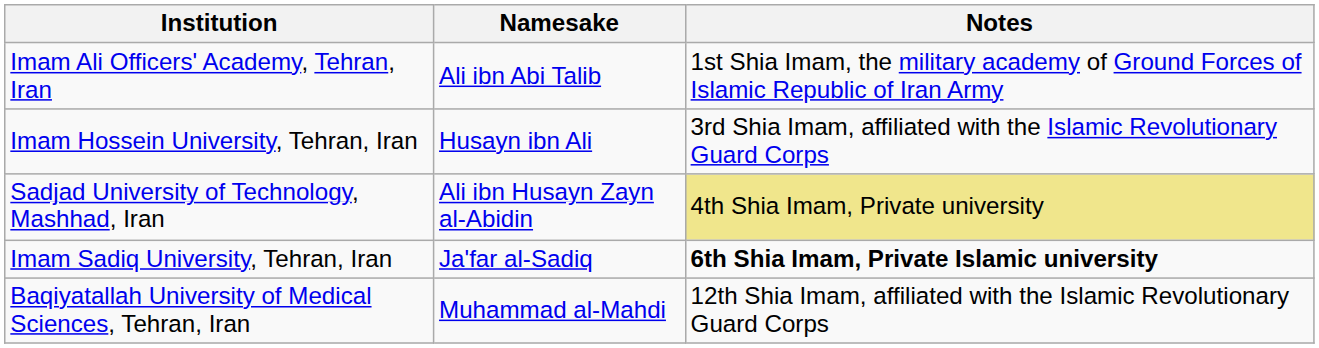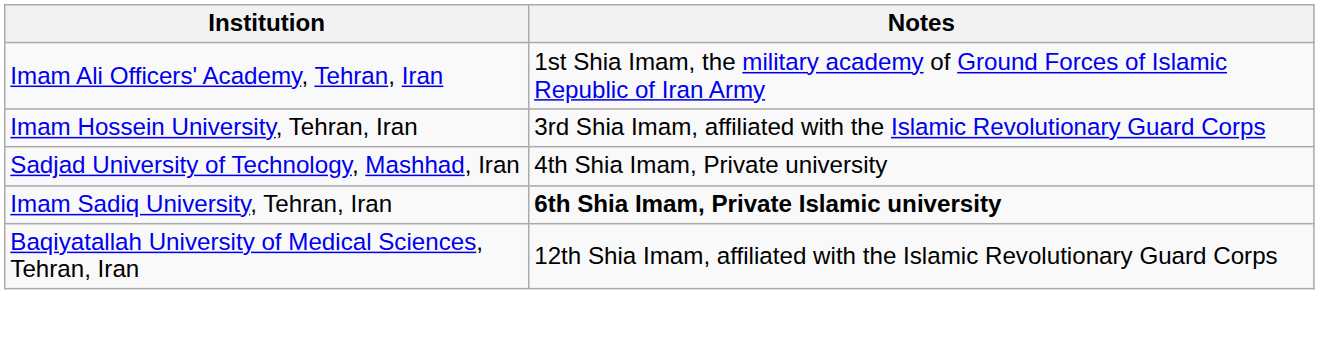- column: (559, 23)
(867, 206) khaki background -> (711, 165) no background
